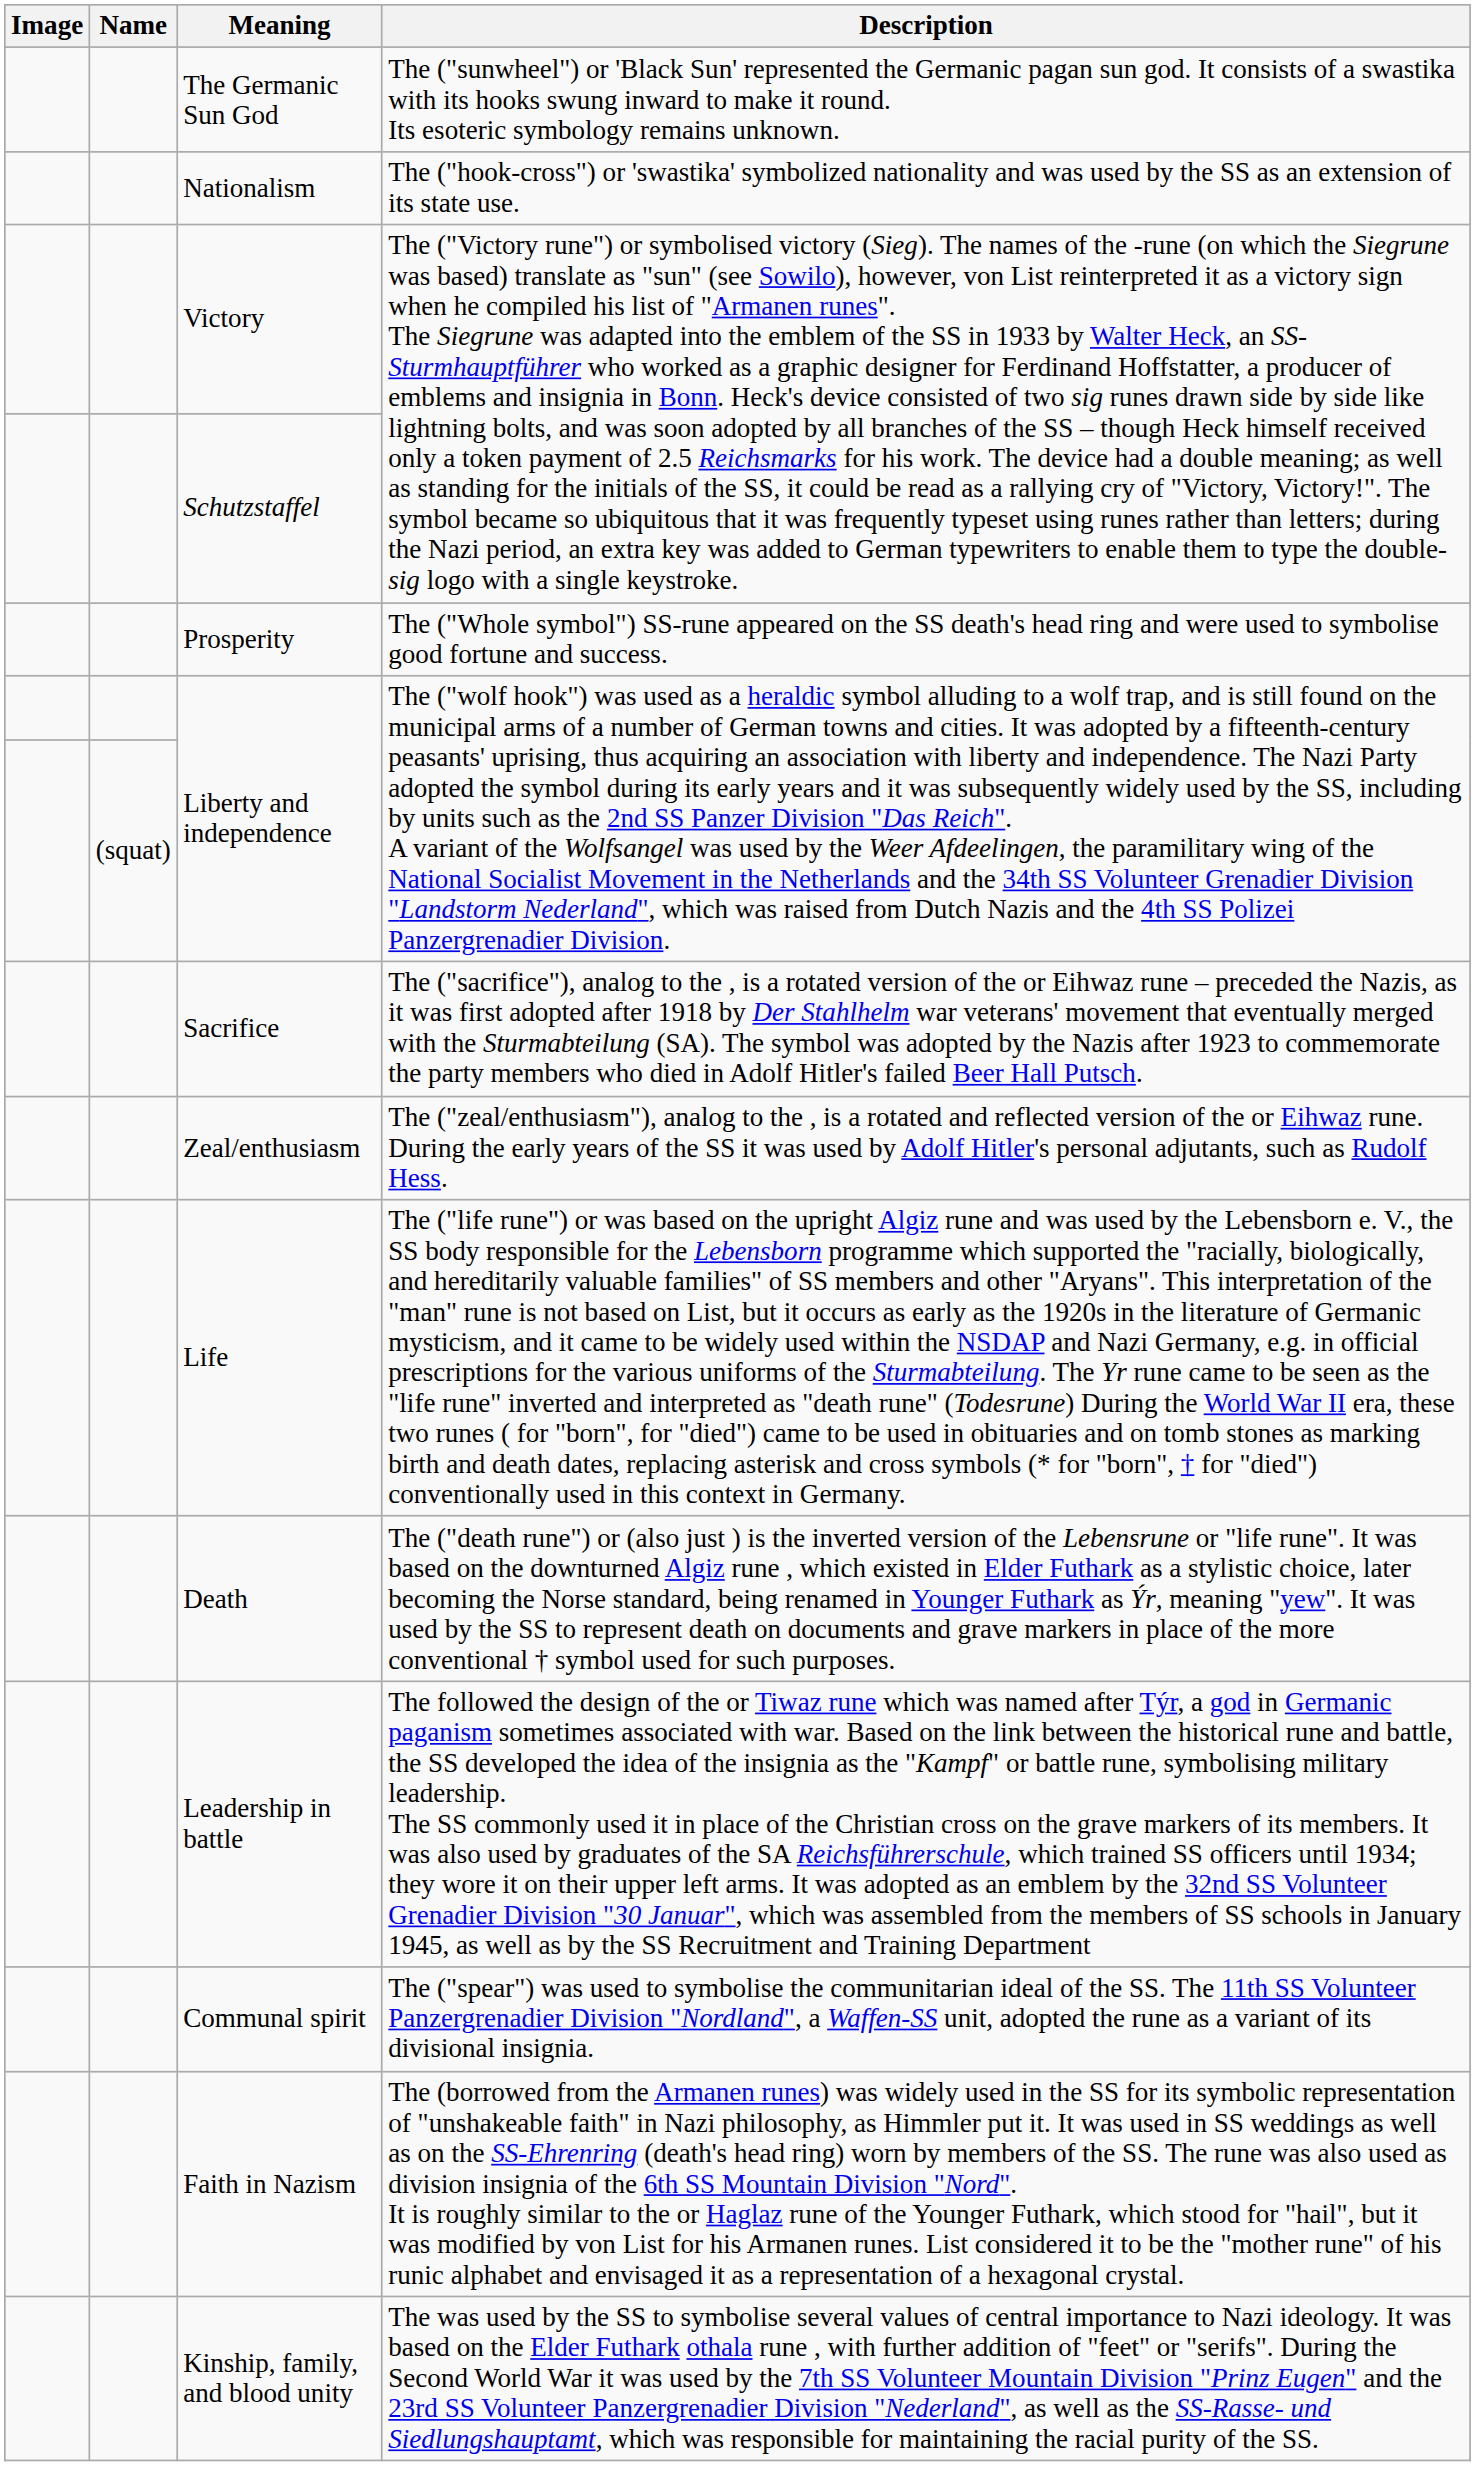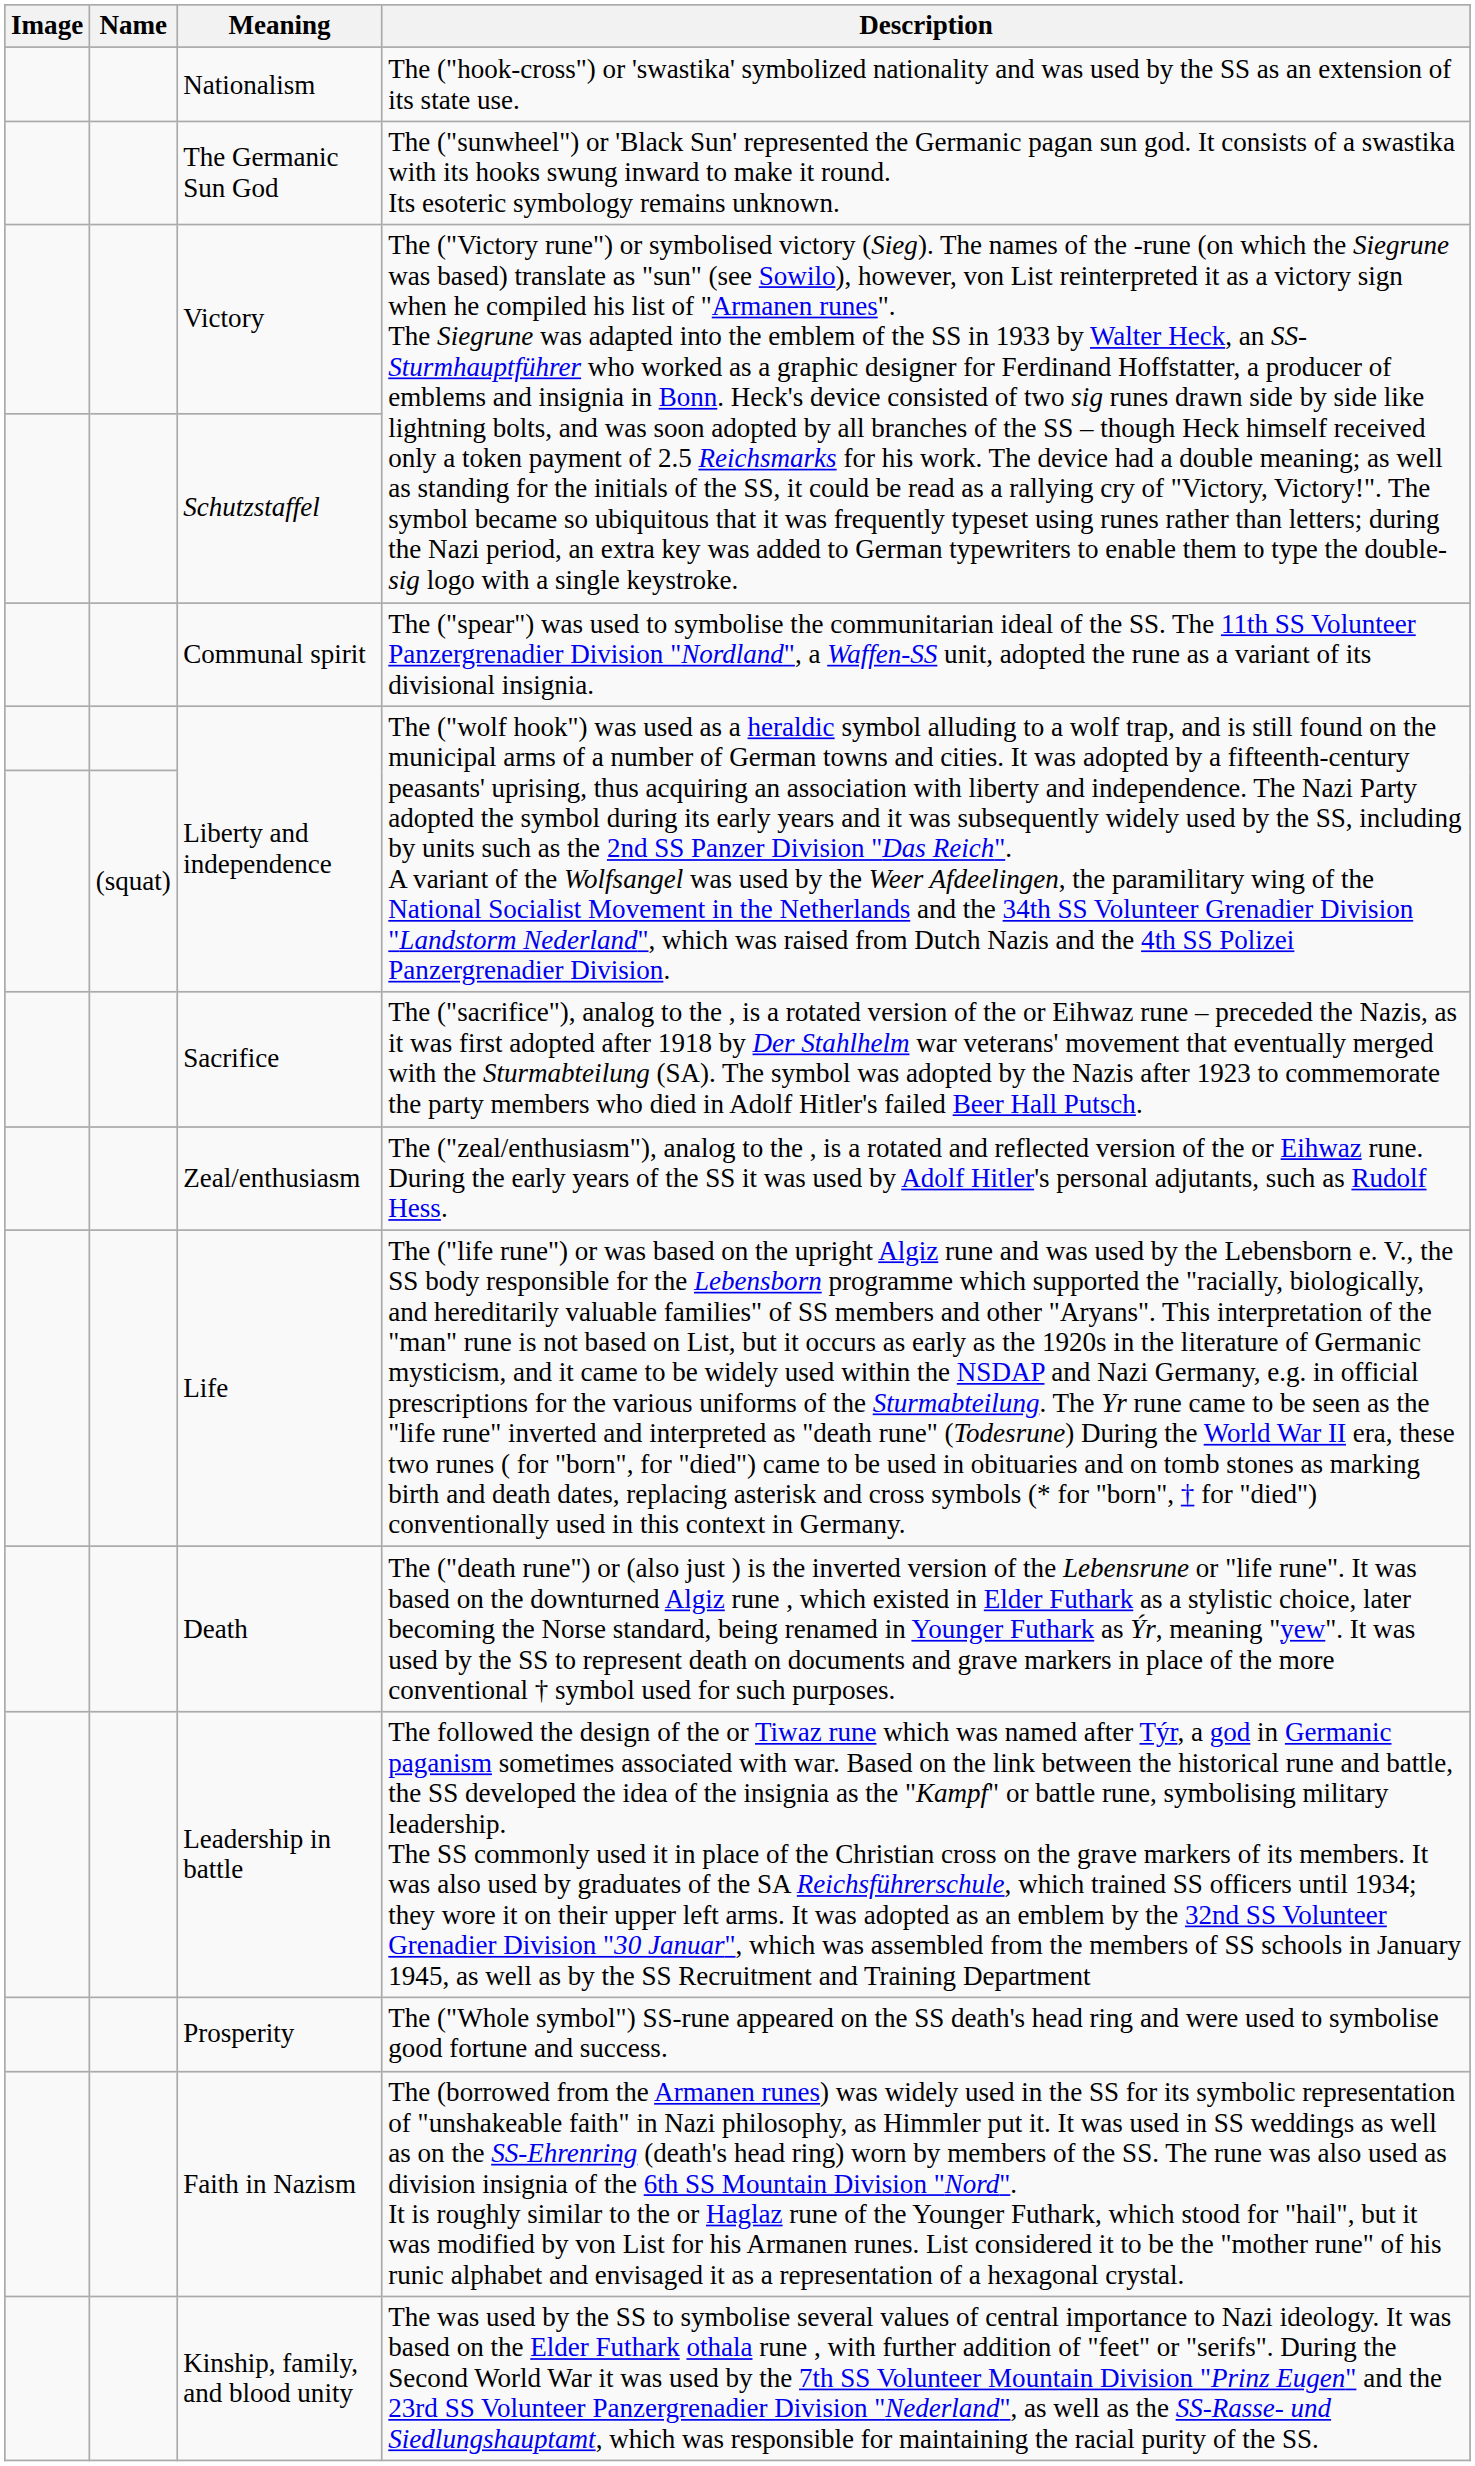rows swapped: (133, 188) <-> (133, 100)
rows swapped: (133, 2019) <-> (133, 639)
